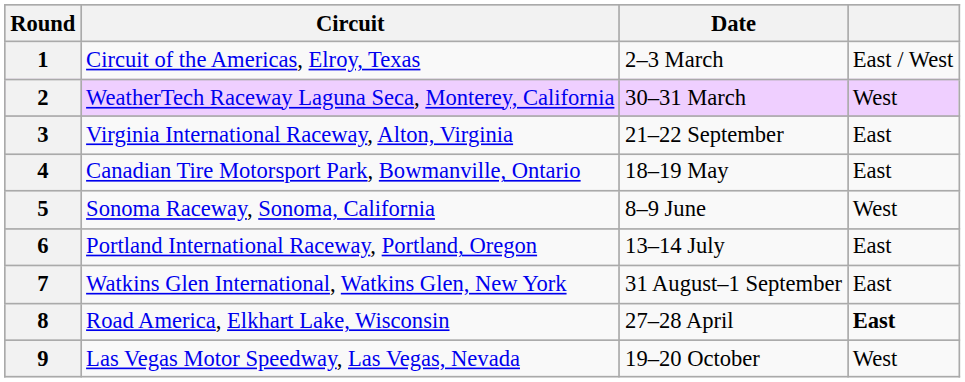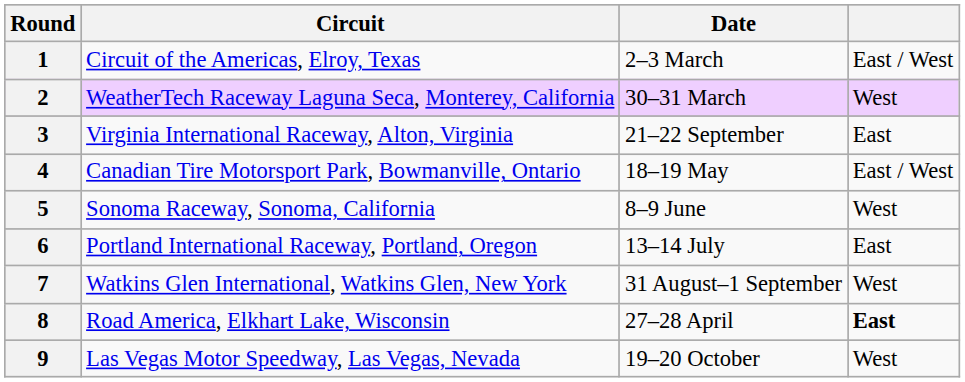(872, 171) East -> (903, 171) East / West
(872, 283) East -> (875, 283) West
